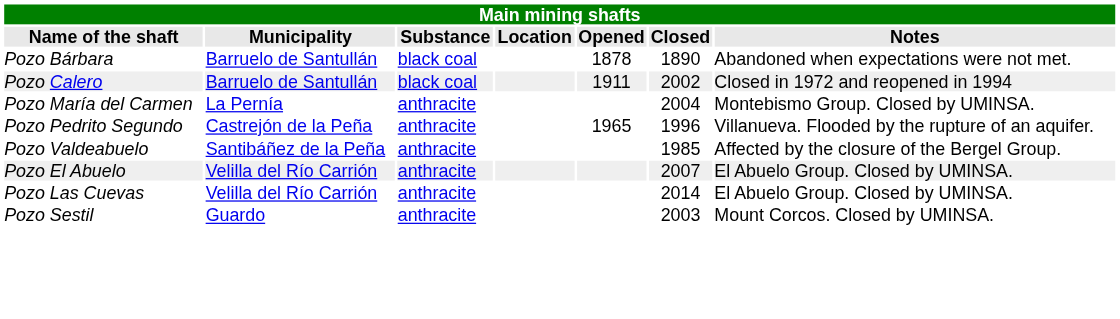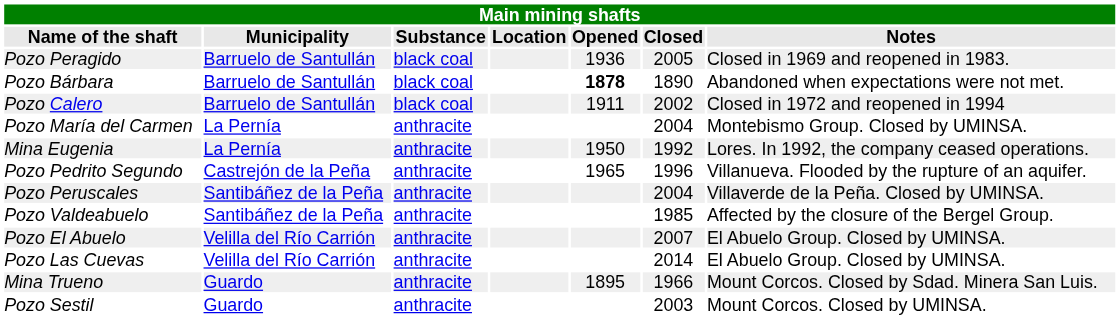+ row: (63, 59)
(612, 59) normal -> (605, 81) bold
+ row: (59, 148)
+ row: (71, 193)
+ row: (54, 282)
